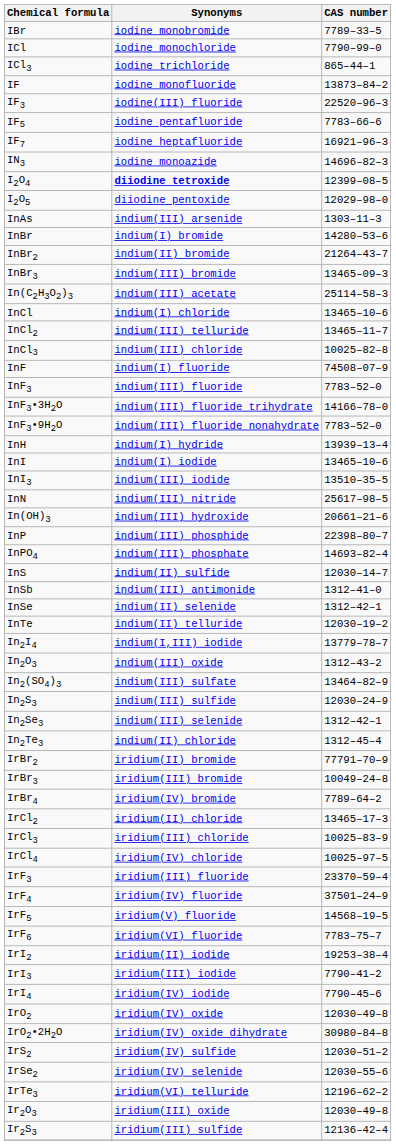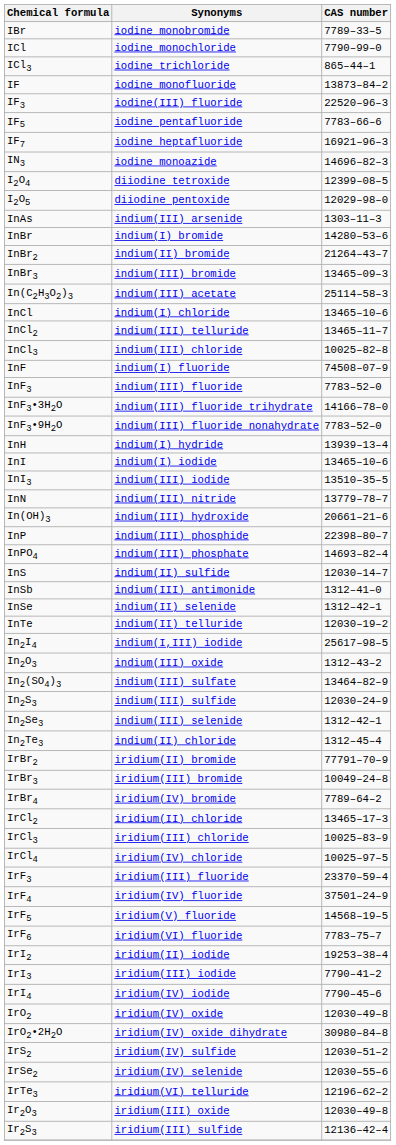(172, 181) bold -> (172, 181) normal
(356, 499) 25617–98–5 -> (356, 499) 13779–78–7
(356, 643) 13779–78–7 -> (356, 643) 25617–98–5
